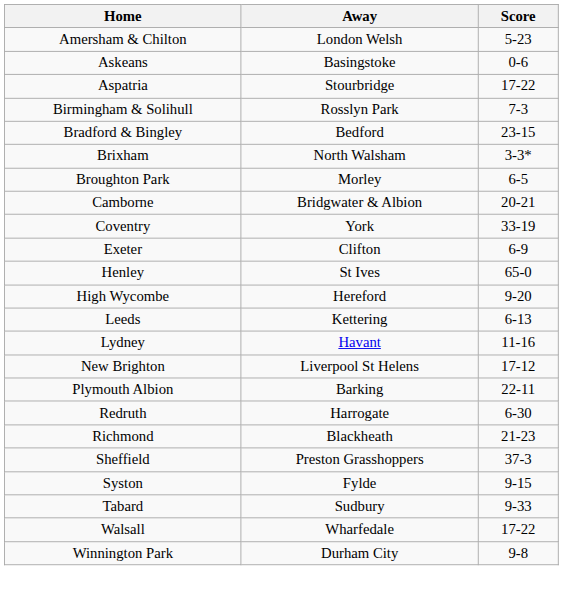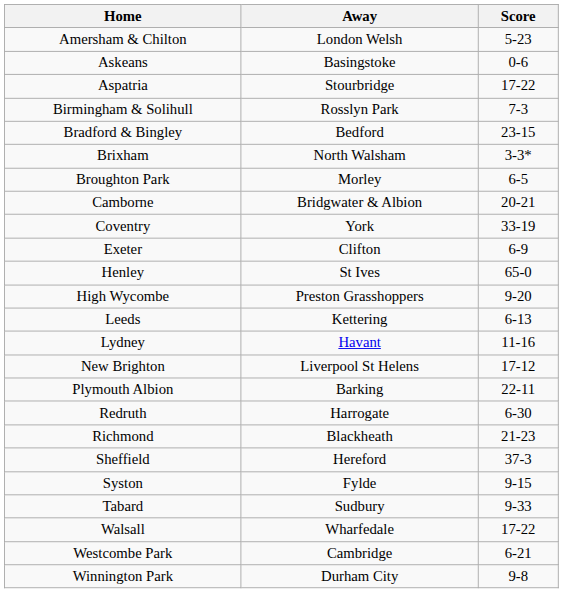(360, 296) Hereford -> (360, 296) Preston Grasshoppers
(360, 459) Preston Grasshoppers -> (360, 459) Hereford
+ row: (123, 553)
